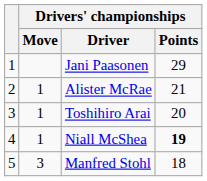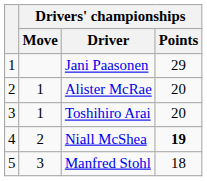(178, 89) 21 -> (178, 89) 20
(40, 138) 1 -> (40, 138) 2
